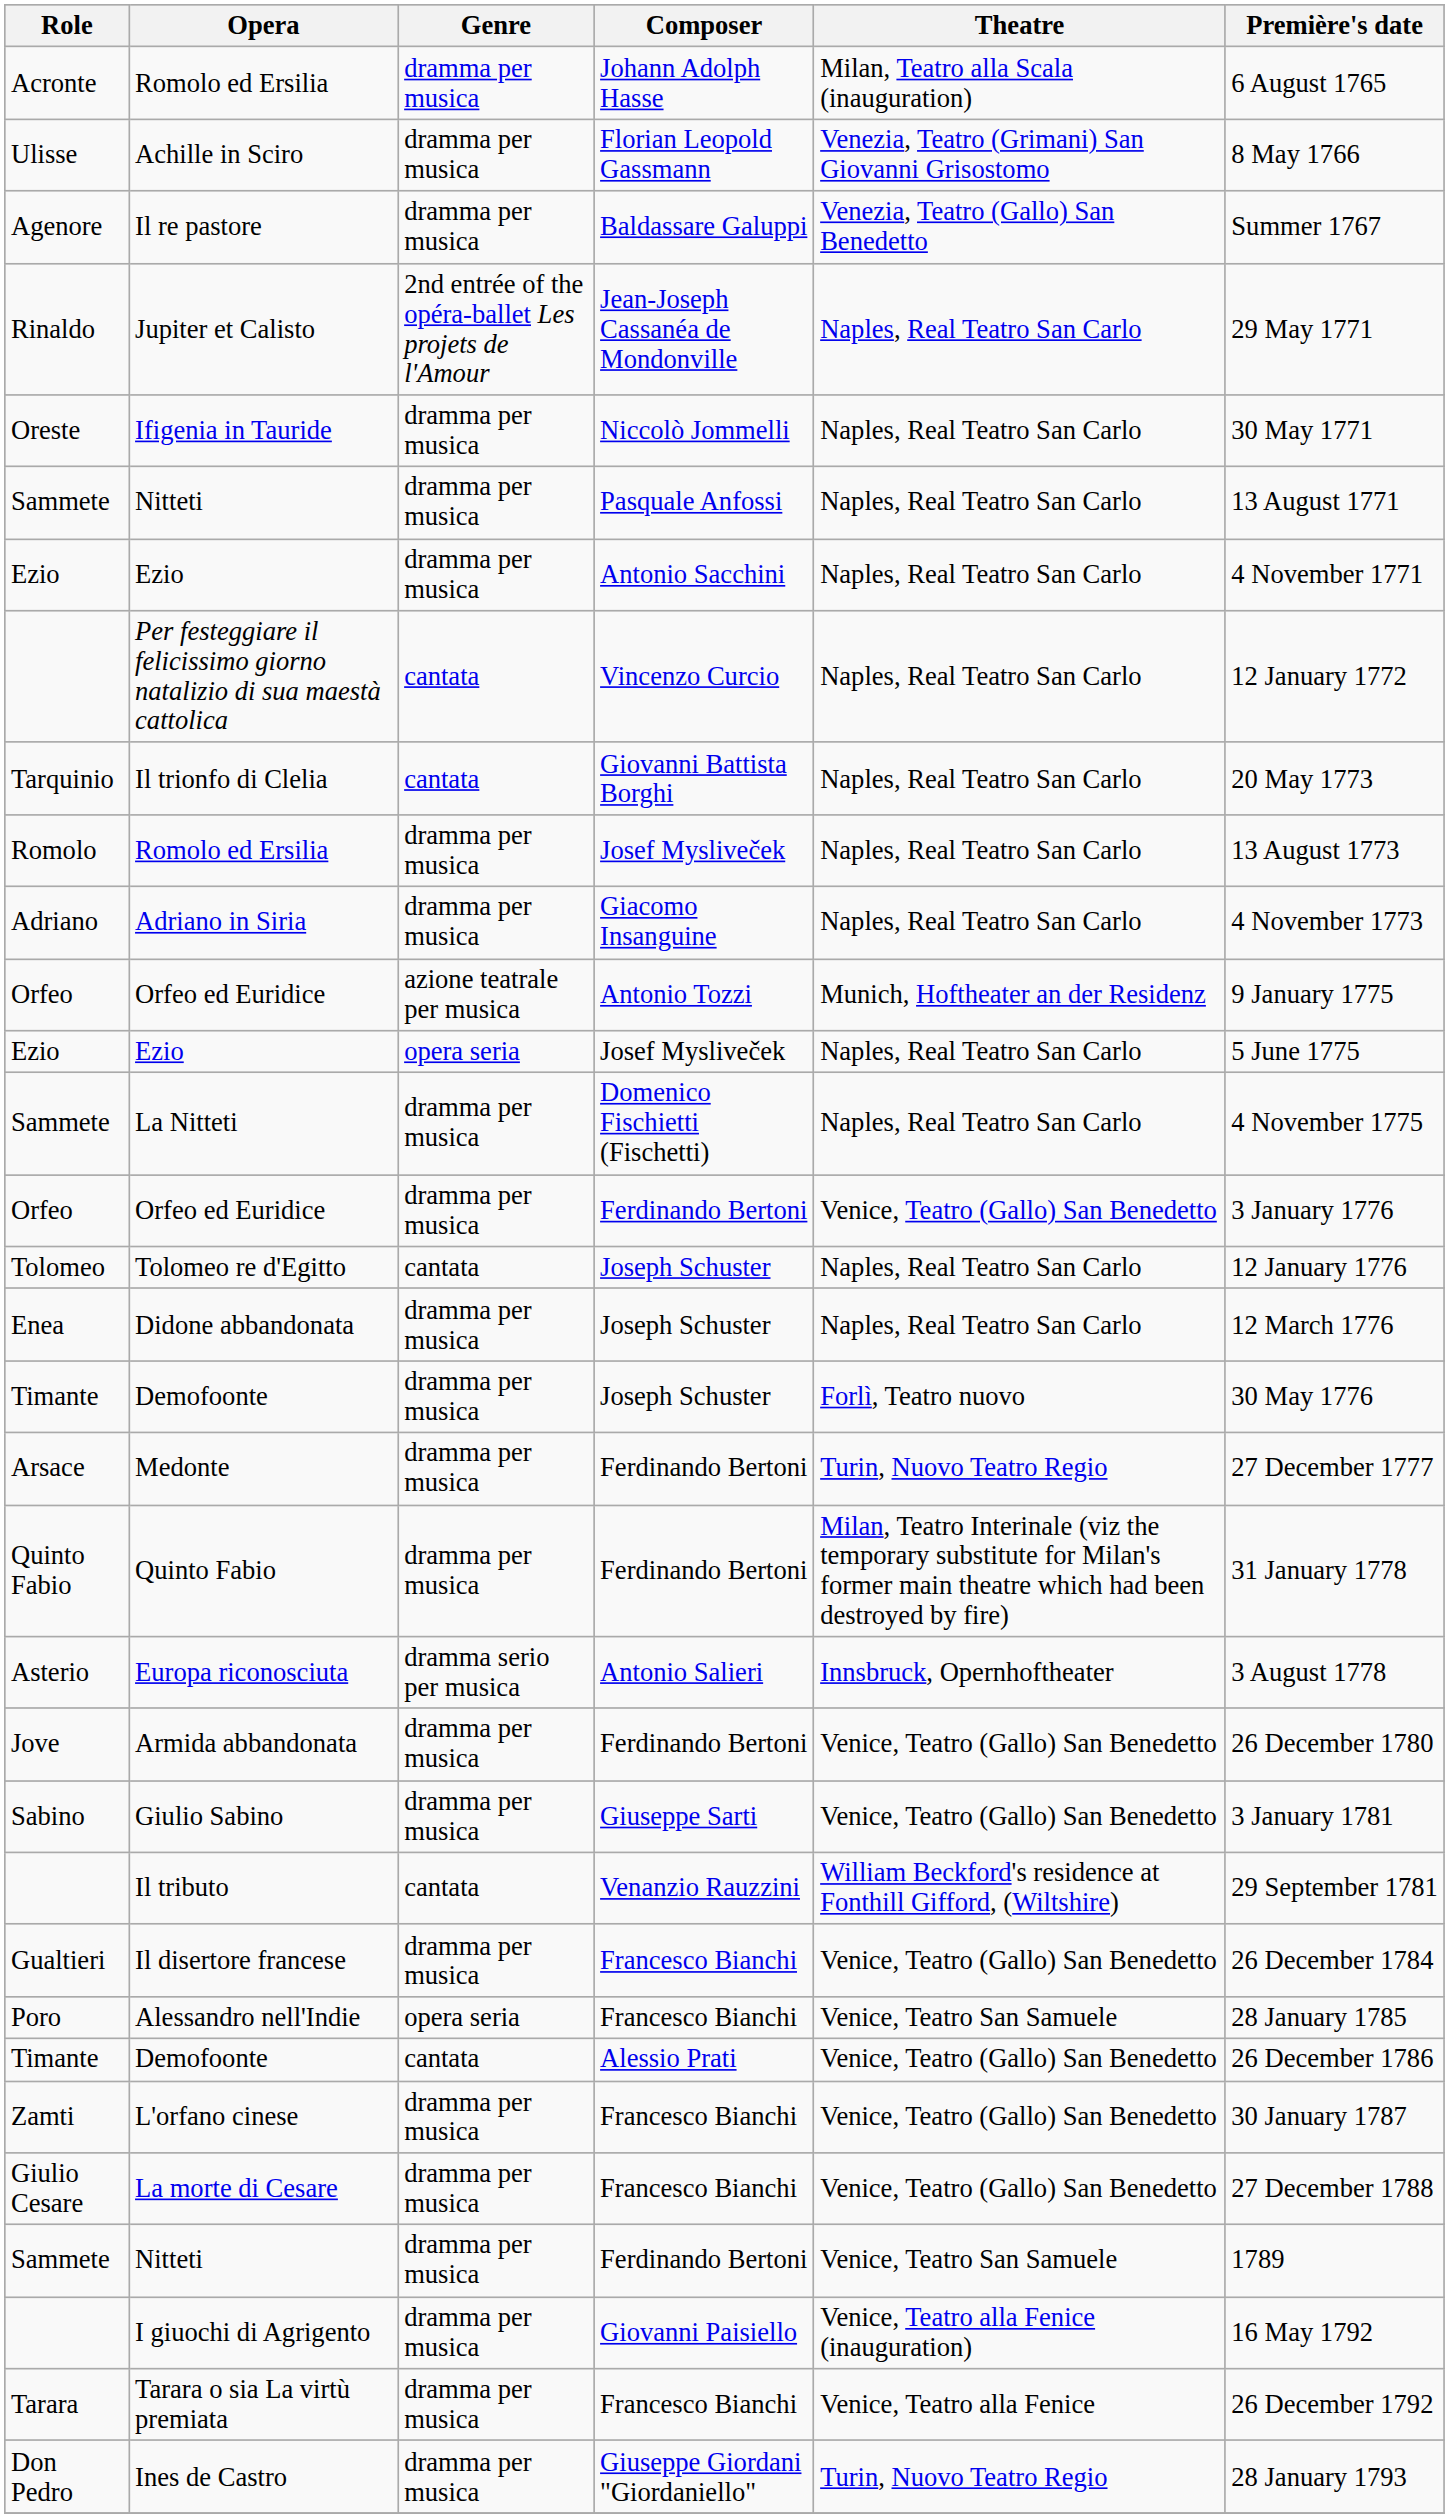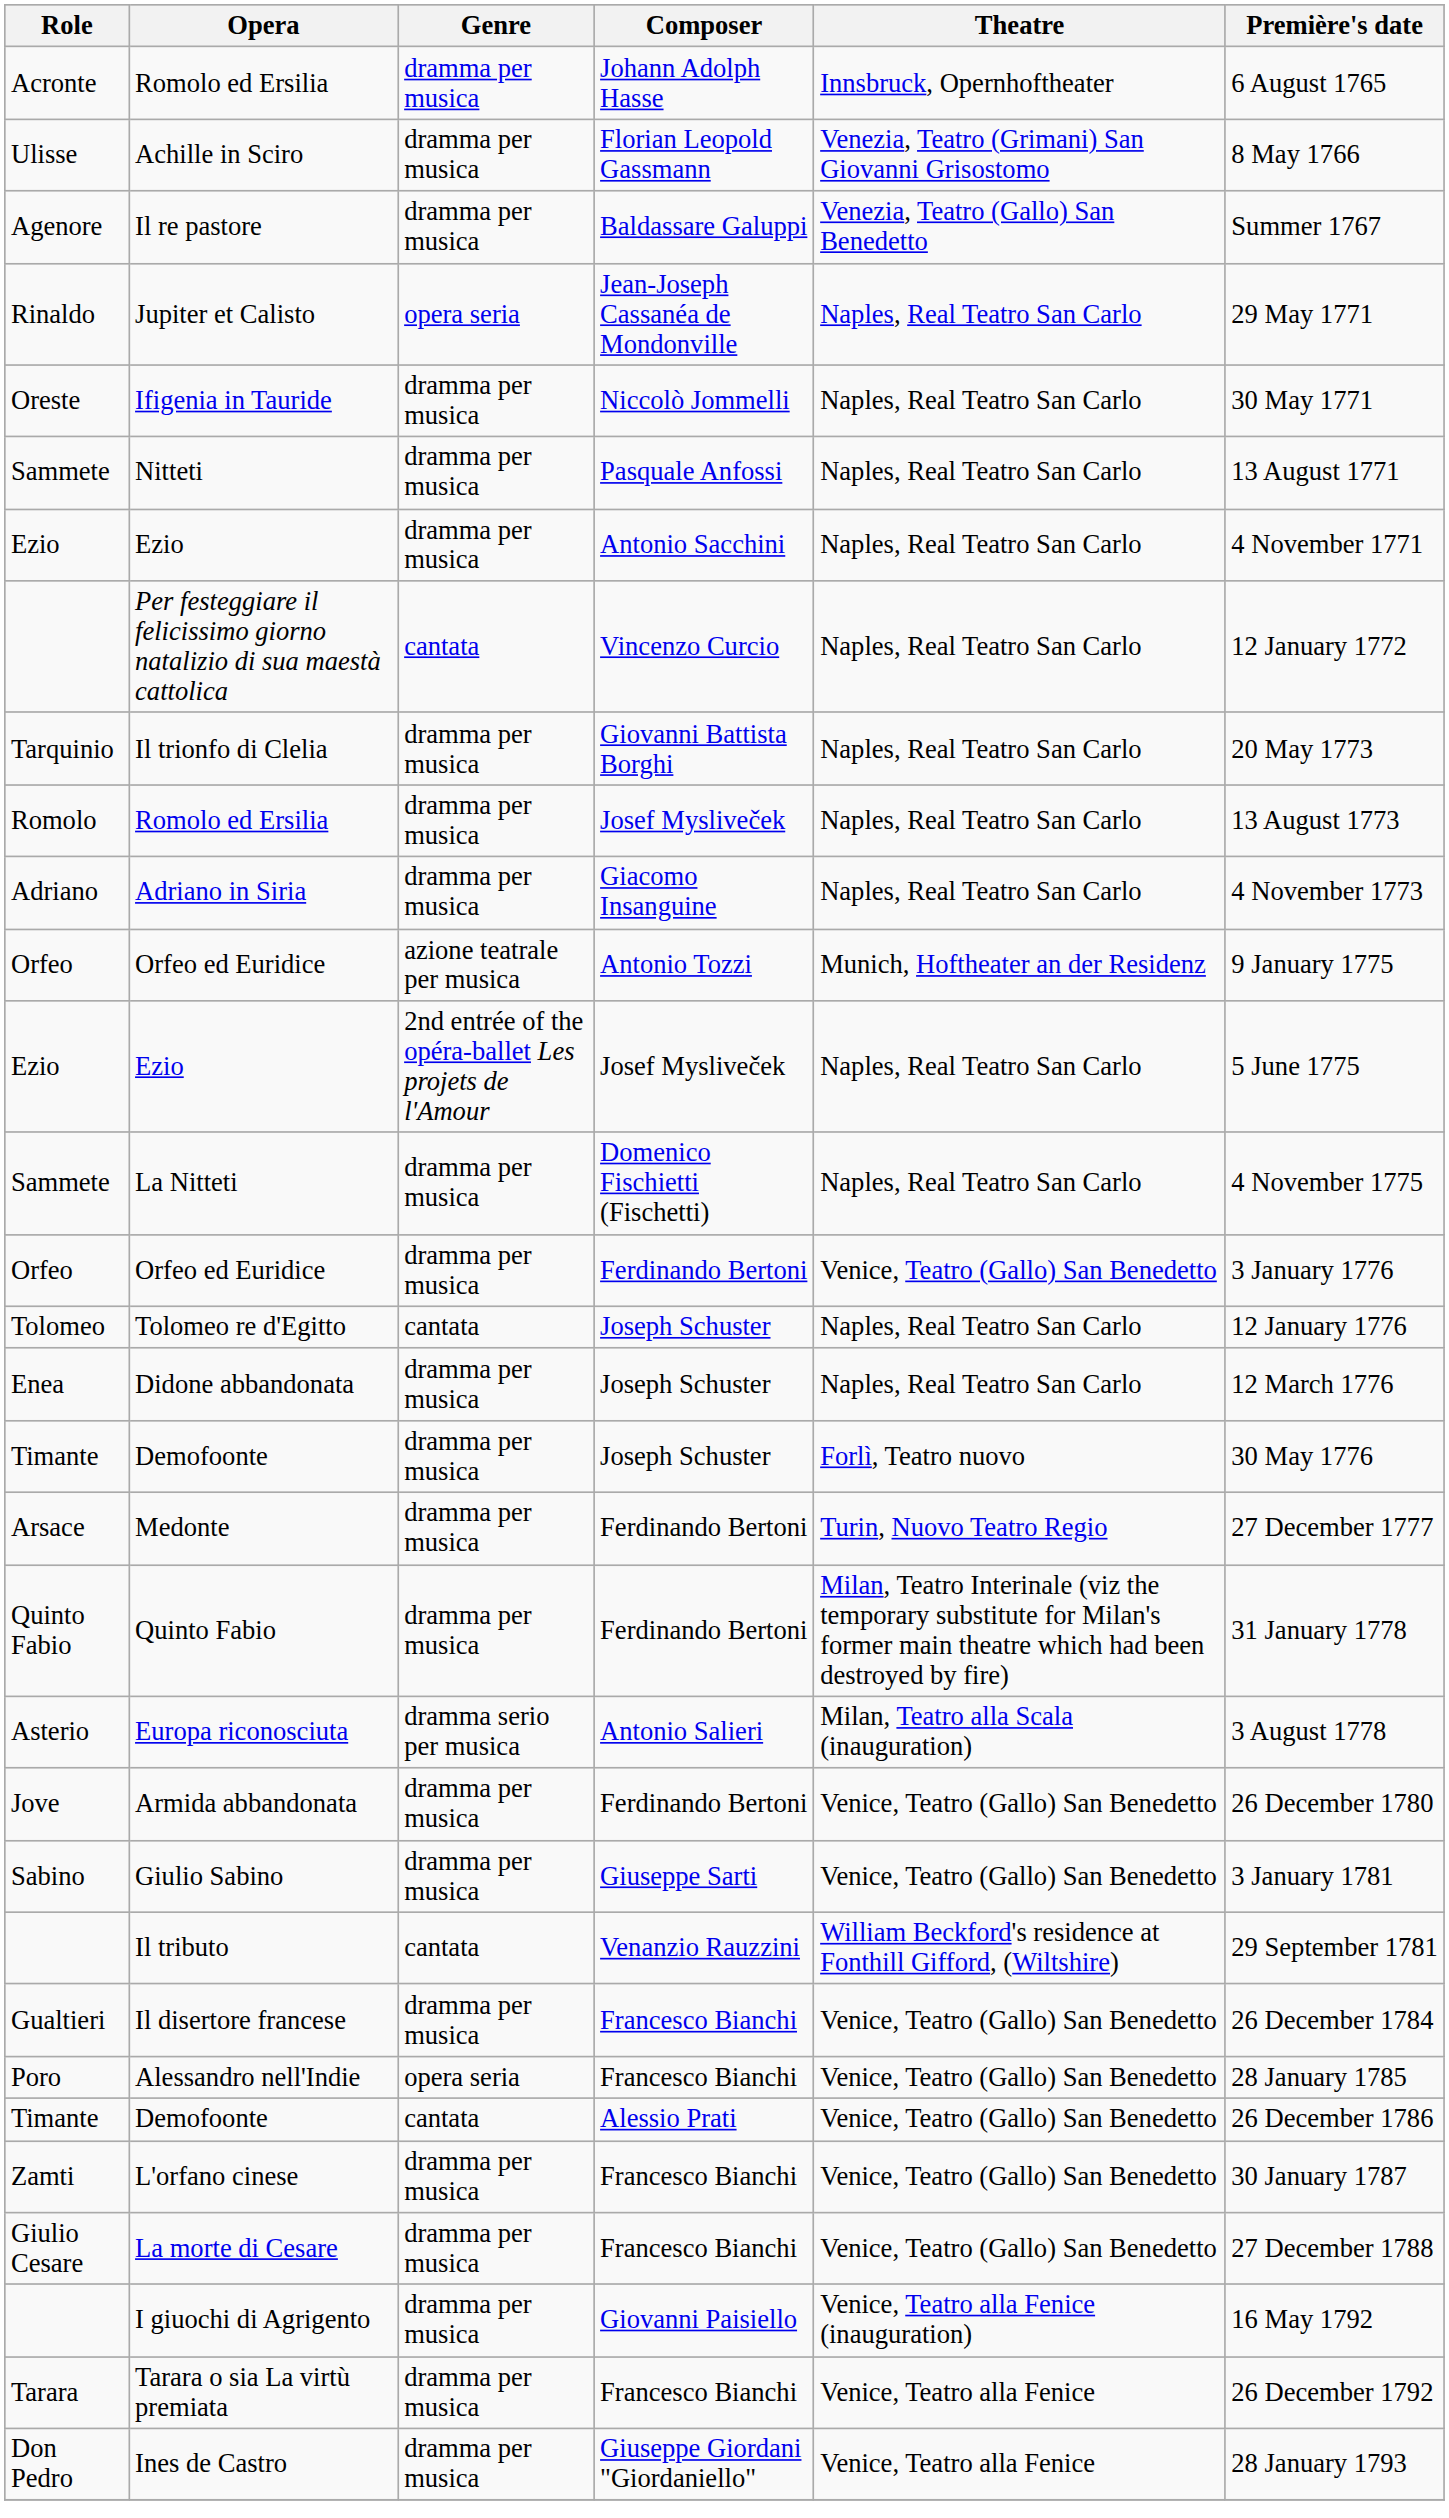(947, 82) Milan, Teatro alla Scala (inauguration) -> (967, 82) Innsbruck, Opernhoftheater
(494, 328) 2nd entrée of the opéra-ballet Les projets de l'Amour -> (462, 313) opera seria
(442, 778) cantata -> (468, 748) dramma per musica
(462, 1051) opera seria -> (494, 1066) 2nd entrée of the opéra-ballet Les projets de l'Amour
(967, 1672) Innsbruck, Opernhoftheater -> (947, 1731) Milan, Teatro alla Scala (inauguration)
(969, 2017) Venice, Teatro San Samuele -> (1018, 2076) Venice, Teatro (Gallo) San Benedetto
- row: (169, 2260)
(964, 2476) Turin, Nuovo Teatro Regio -> (958, 2464) Venice, Teatro alla Fenice
